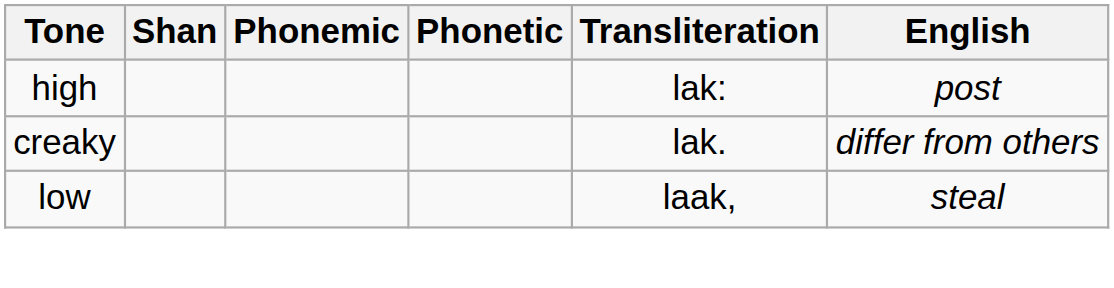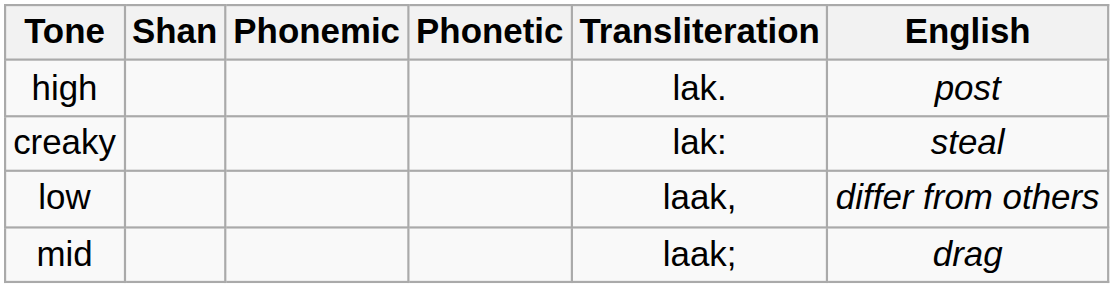(700, 87) lak: -> (700, 87) lak.
(700, 142) lak. -> (700, 142) lak:
(968, 142) differ from others -> (968, 142) steal
(968, 198) steal -> (968, 198) differ from others
+ row: (64, 253)
